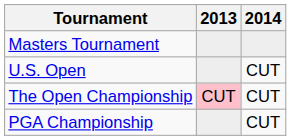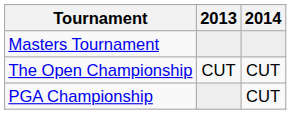- row: (47, 70)
(219, 97) pink background -> (219, 70) no background
